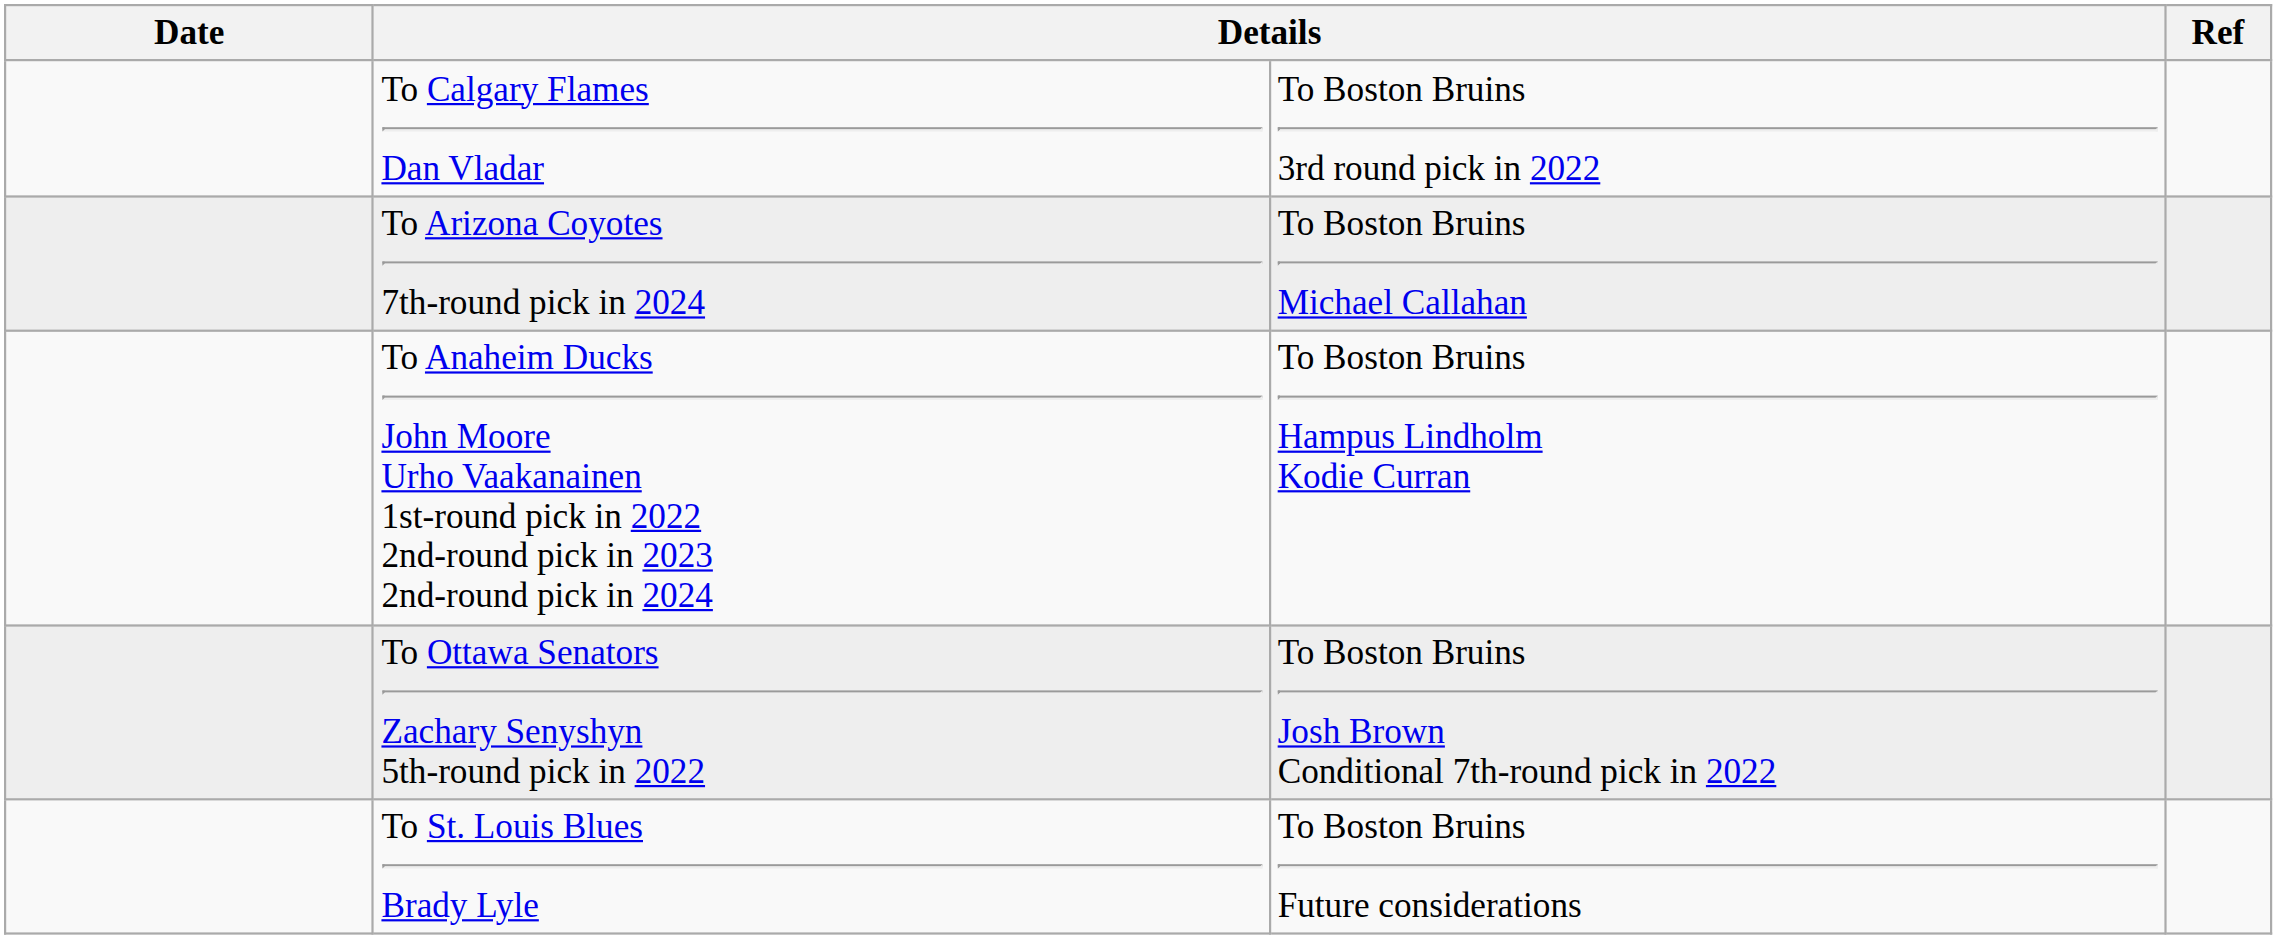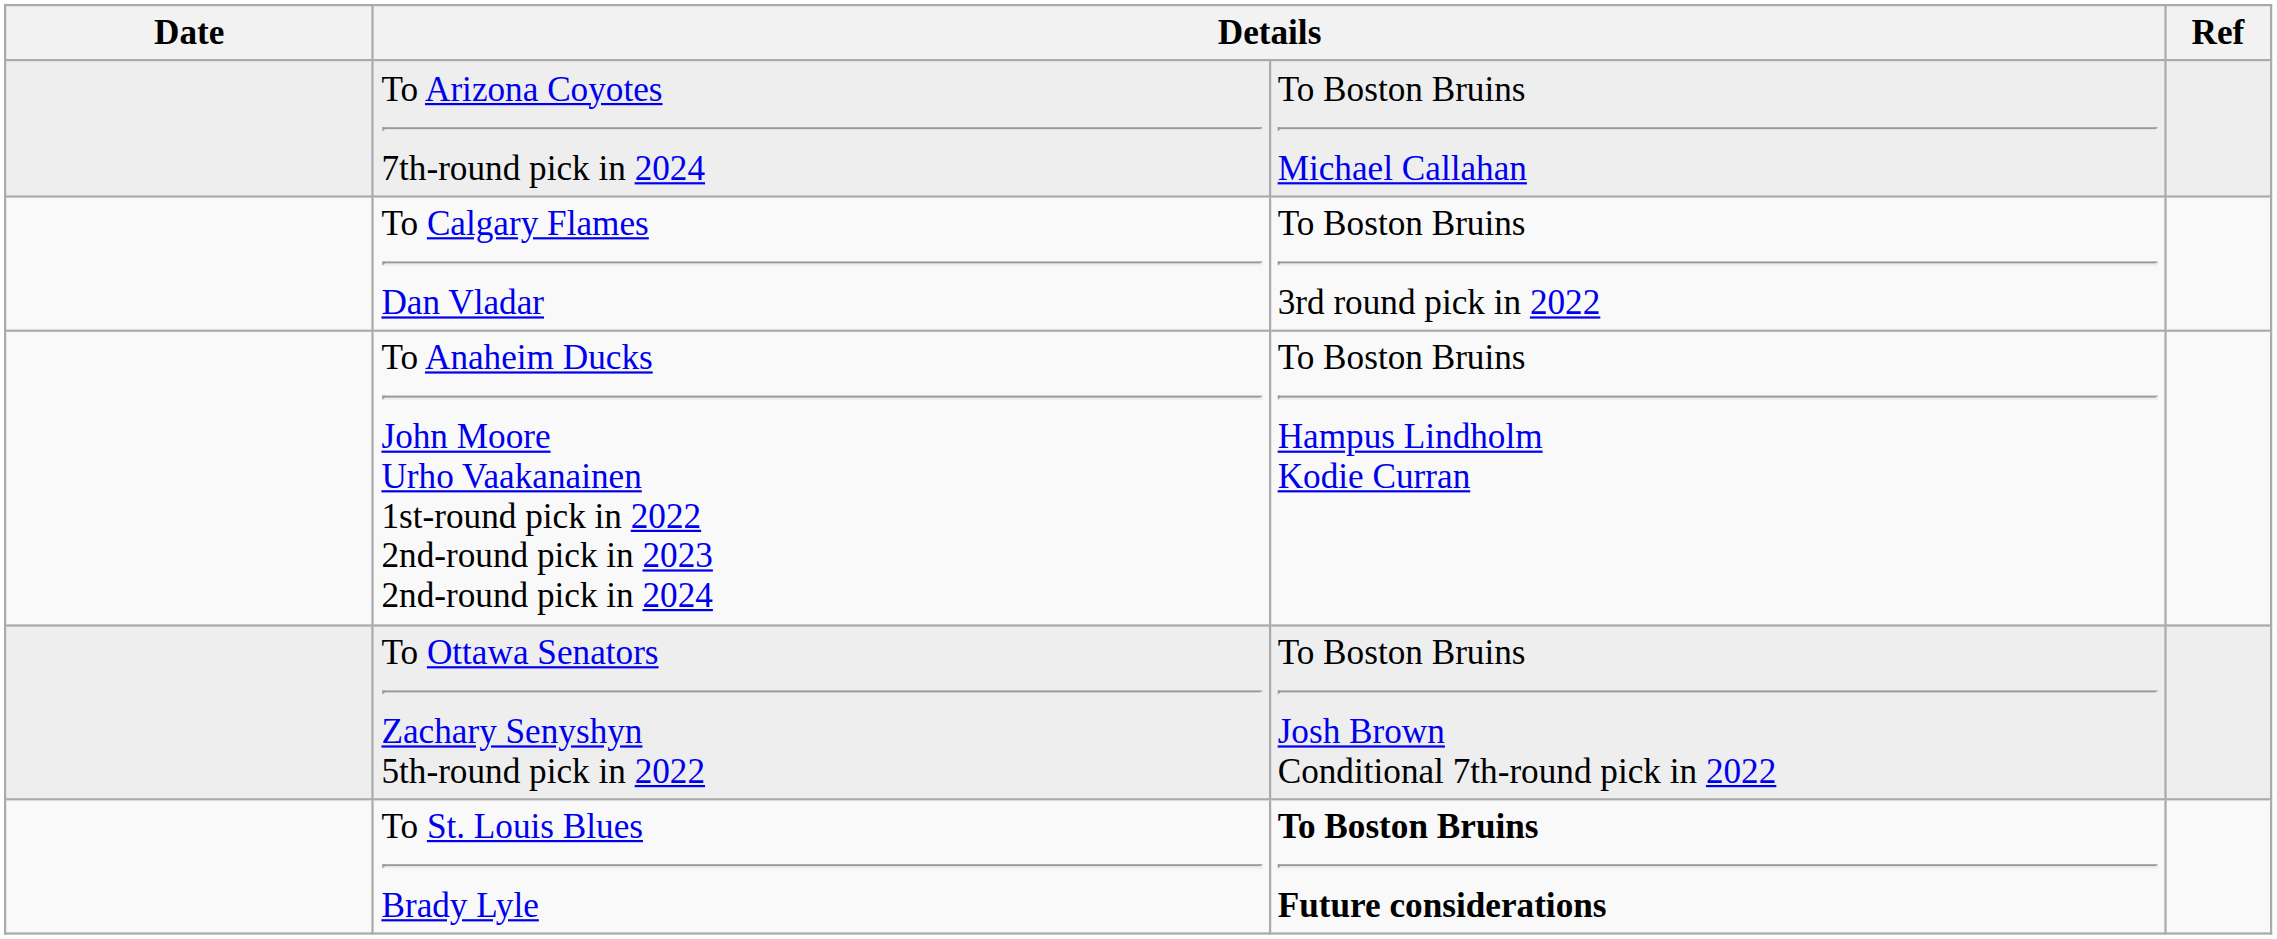rows swapped: (821, 127) <-> (821, 262)
(1718, 865) normal -> (1718, 865) bold
